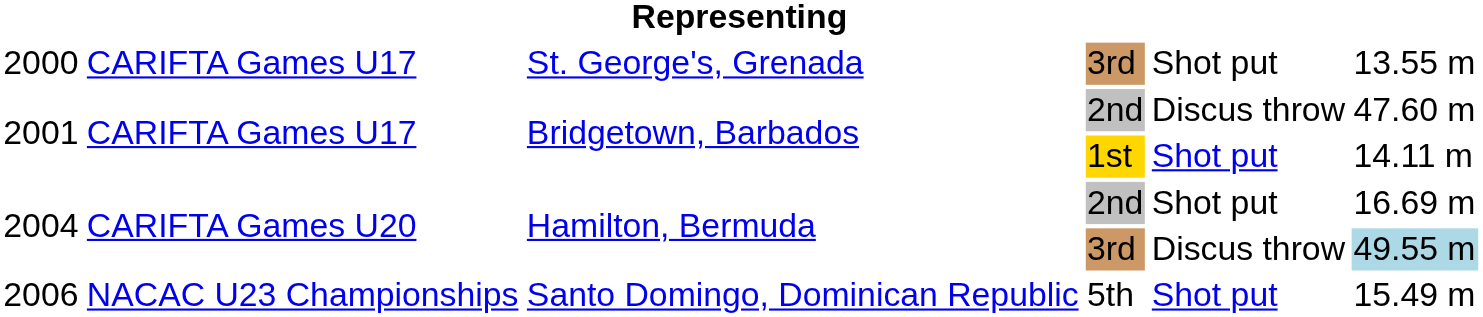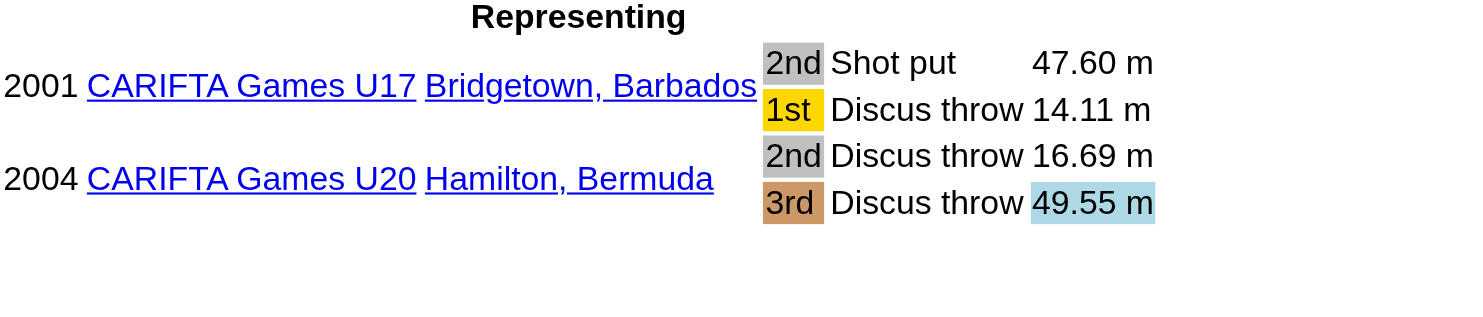- row: (41, 63)
(1248, 109) Discus throw -> (893, 63) Shot put
(1215, 156) Shot put -> (927, 109) Discus throw
(1215, 202) Shot put -> (927, 156) Discus throw
- row: (41, 295)
